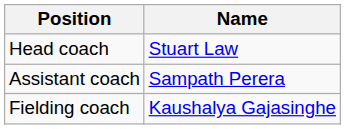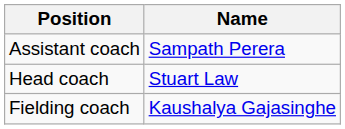rows swapped: (59, 49) <-> (74, 78)
